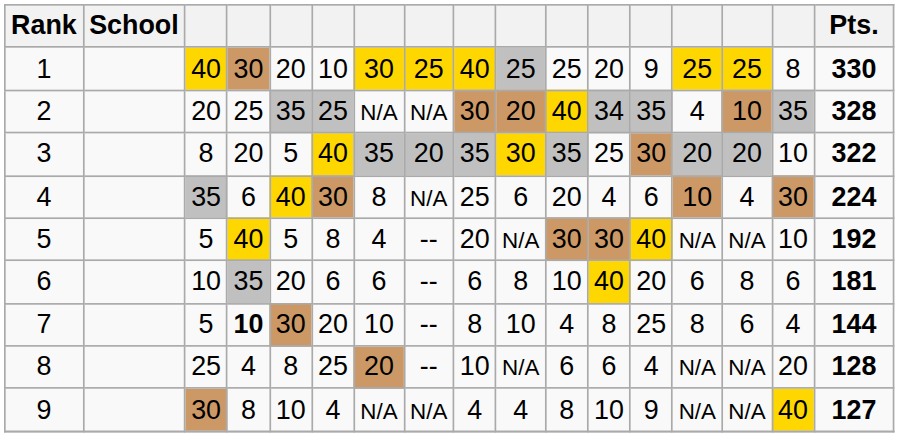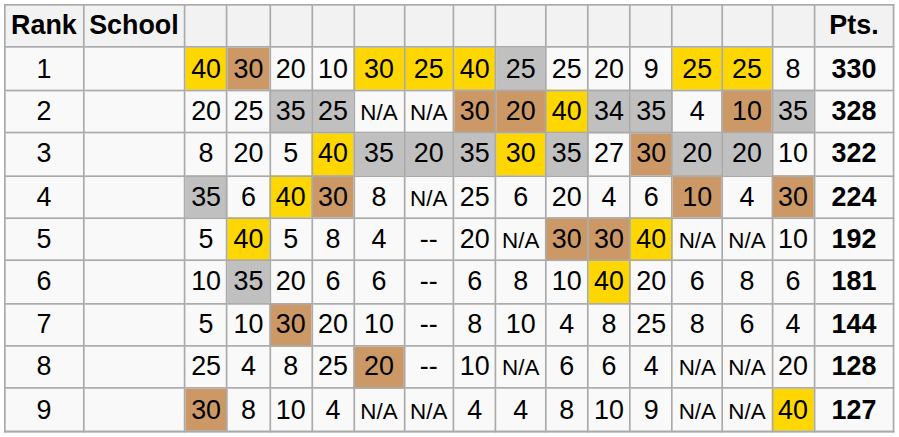(609, 153) 25 -> (609, 153) 27
(248, 324) bold -> (248, 324) normal
